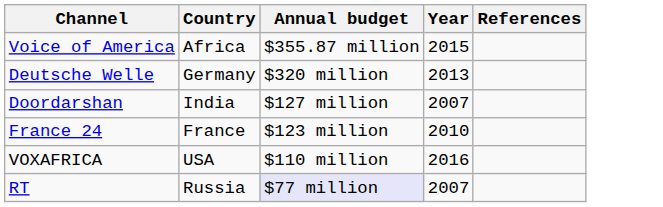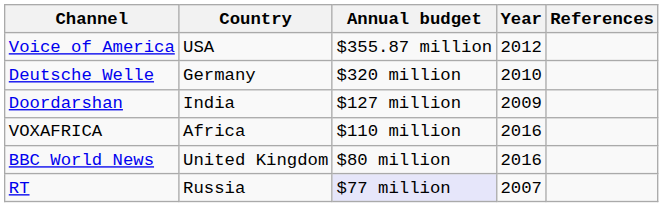(214, 47) Africa -> (199, 47) USA
(449, 47) 2015 -> (521, 47) 2012
(449, 75) 2013 -> (521, 75) 2010
(449, 103) 2007 -> (521, 103) 2009
- row: (55, 131)
(199, 160) USA -> (214, 131) Africa
+ row: (81, 160)
